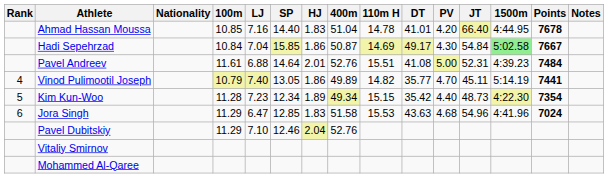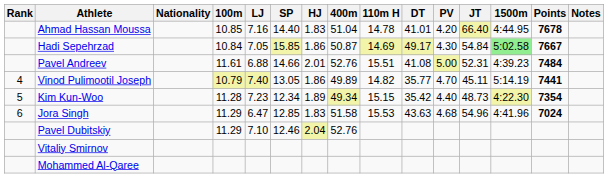(258, 47) 7.04 -> (258, 47) 7.05
(286, 63) 14.64 -> (286, 63) 14.66
